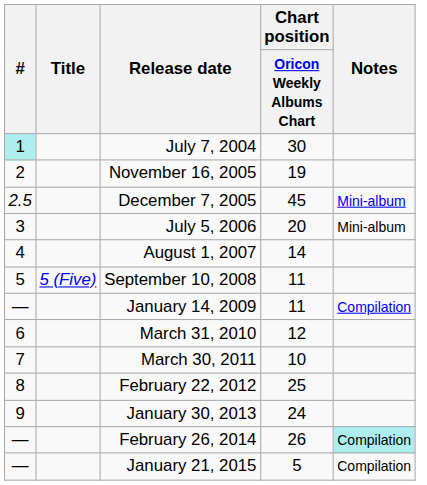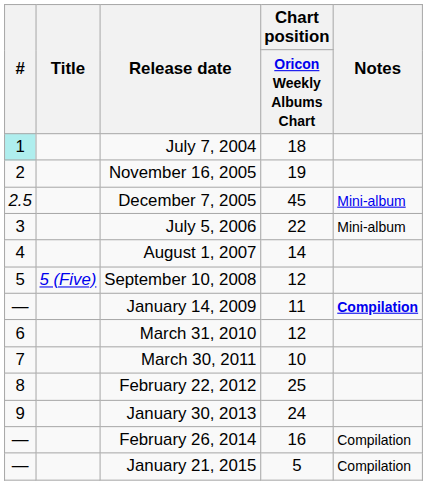(297, 146) 30 -> (297, 146) 18
(297, 226) 20 -> (297, 226) 22
(297, 279) 11 -> (297, 279) 12
(374, 307) normal -> (378, 306) bold
(297, 439) 26 -> (297, 439) 16
(374, 440) paleturquoise background -> (374, 440) no background
